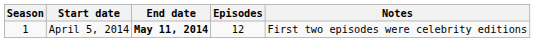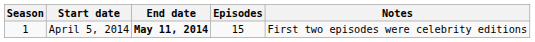(238, 30) 12 -> (238, 30) 15
